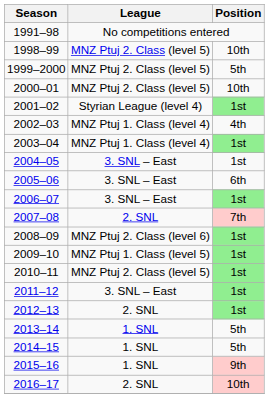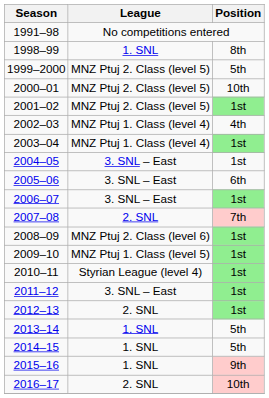(140, 50) MNZ Ptuj 2. Class (level 5) -> (140, 50) 1. SNL
(238, 50) 10th -> (238, 50) 8th
(140, 106) Styrian League (level 4) -> (140, 106) MNZ Ptuj 2. Class (level 5)
(140, 273) MNZ Ptuj 2. Class (level 5) -> (140, 273) Styrian League (level 4)
